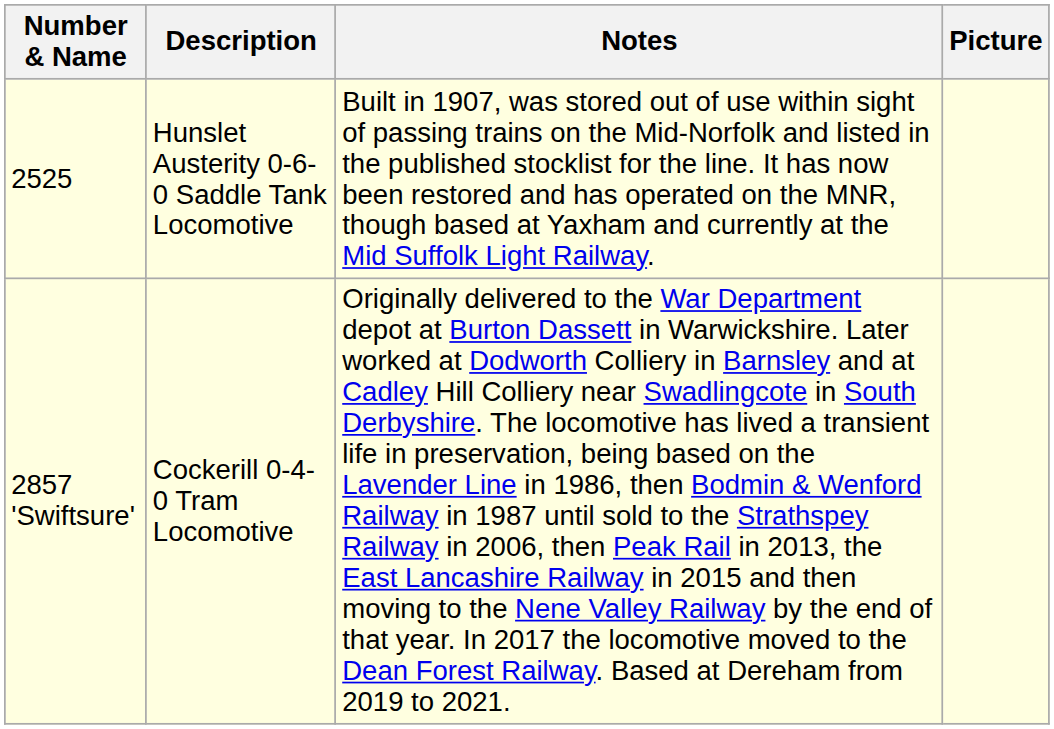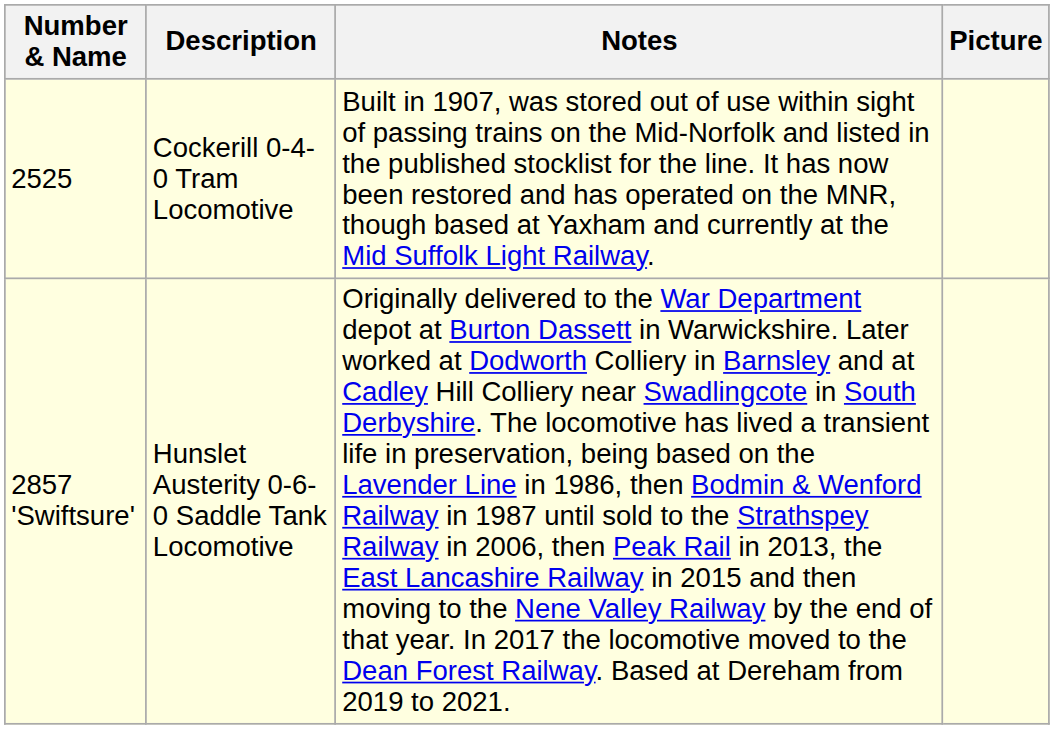(240, 178) Hunslet Austerity 0-6-0 Saddle Tank Locomotive -> (234, 178) Cockerill 0-4-0 Tram Locomotive
(234, 500) Cockerill 0-4-0 Tram Locomotive -> (240, 500) Hunslet Austerity 0-6-0 Saddle Tank Locomotive
